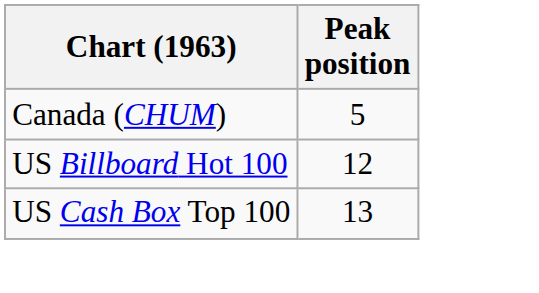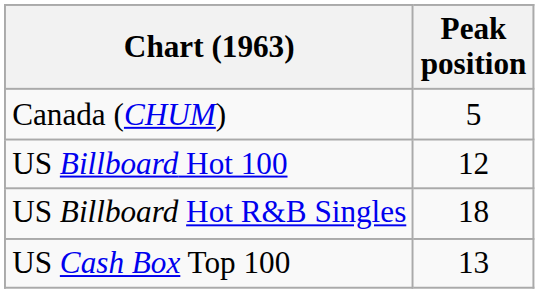+ row: (209, 212)
